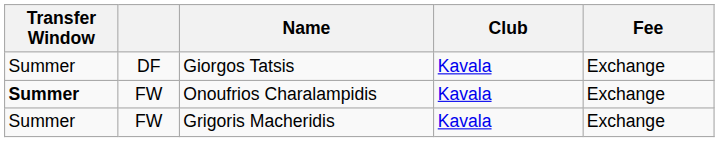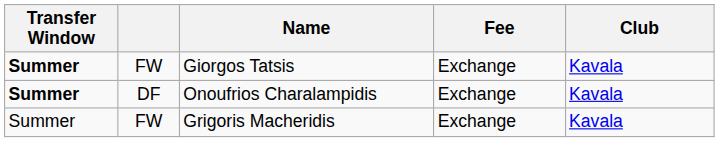columns swapped: (508, 28) <-> (648, 28)
(42, 66) normal -> (44, 66) bold
(149, 66) DF -> (149, 66) FW
(149, 94) FW -> (149, 94) DF
